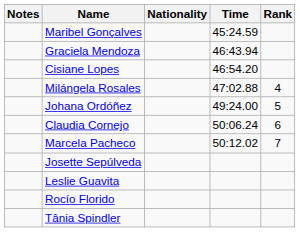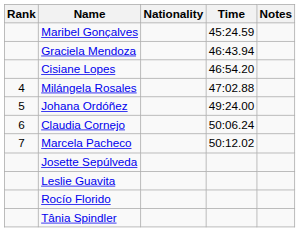columns swapped: (278, 14) <-> (23, 14)
